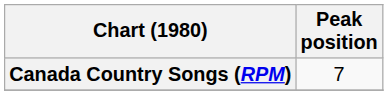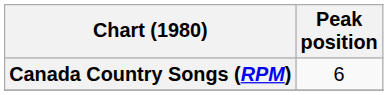(339, 74) 7 -> (339, 74) 6
